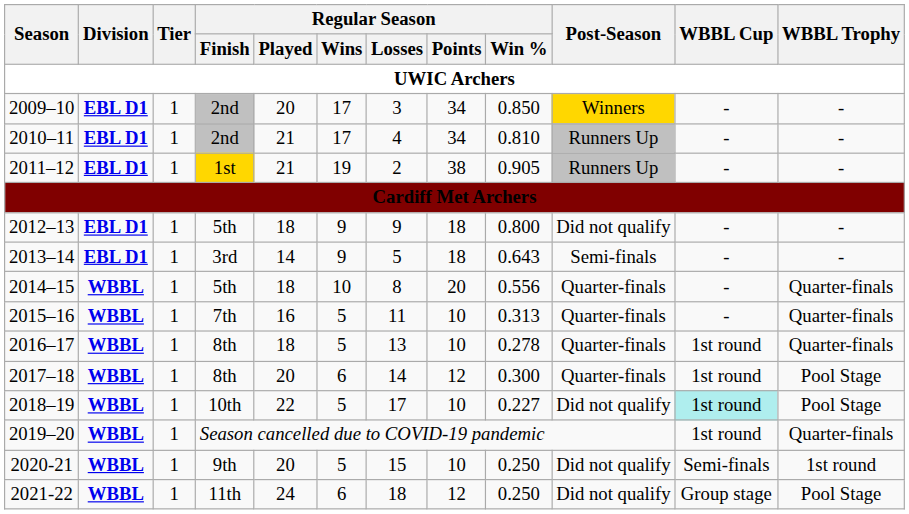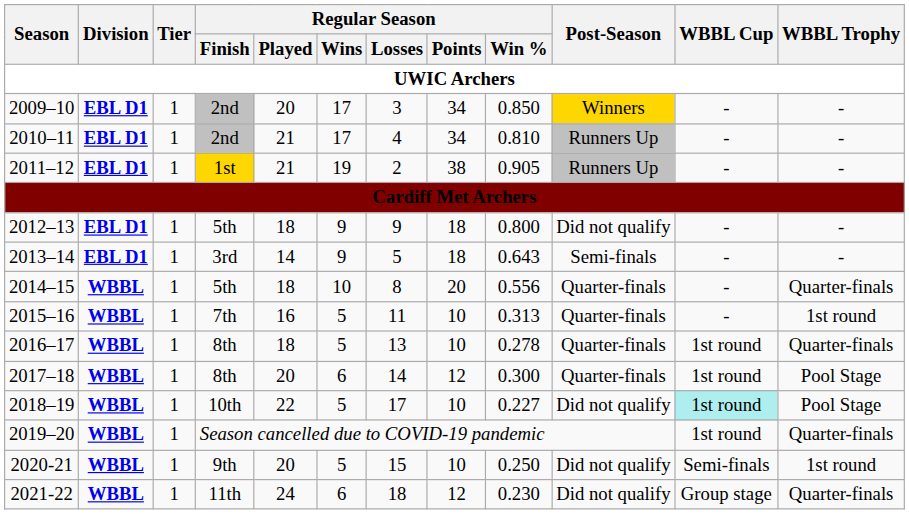(841, 316) Quarter-finals -> (841, 316) 1st round
(519, 494) 0.250 -> (519, 494) 0.230
(841, 494) Pool Stage -> (841, 494) Quarter-finals
